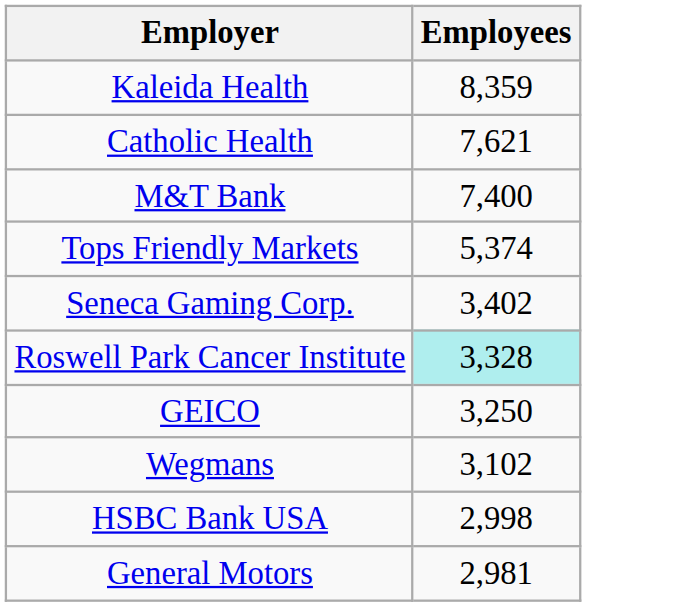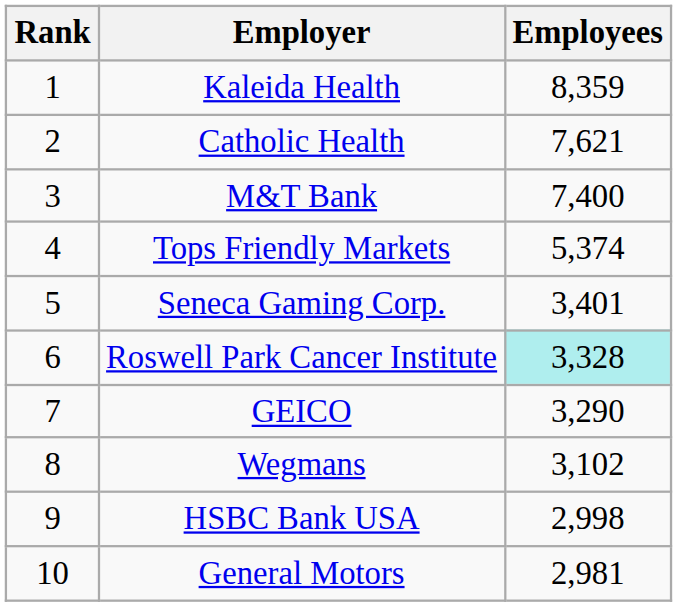+ column: (53, 33)
(496, 302) 3,402 -> (588, 302) 3,401
(496, 410) 3,250 -> (588, 410) 3,290
